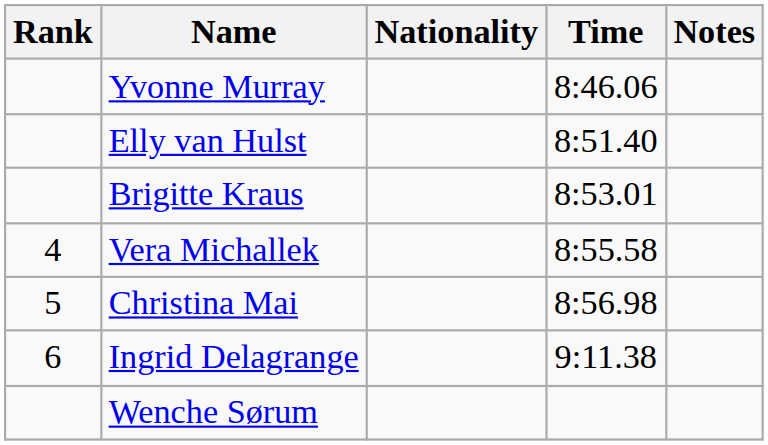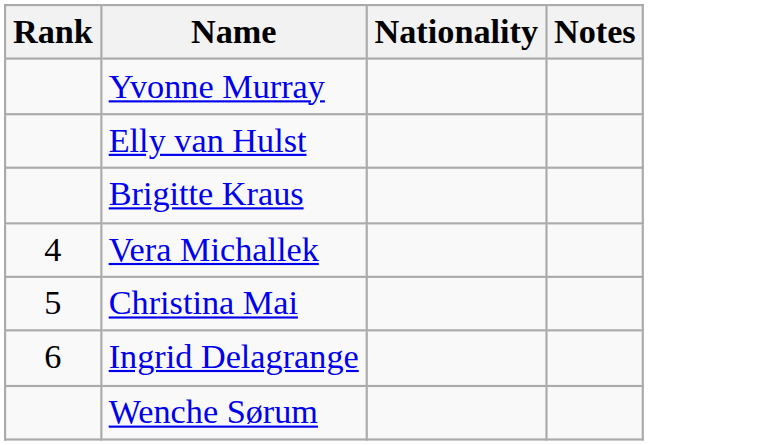- column: (606, 31)
